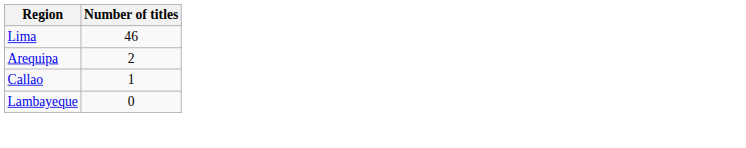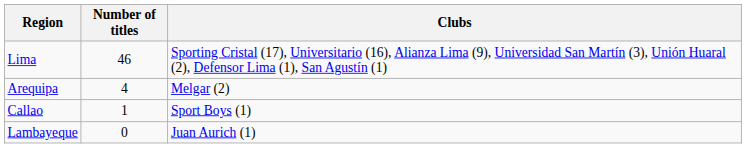+ column: (455, 22)
(131, 58) 2 -> (124, 89) 4
